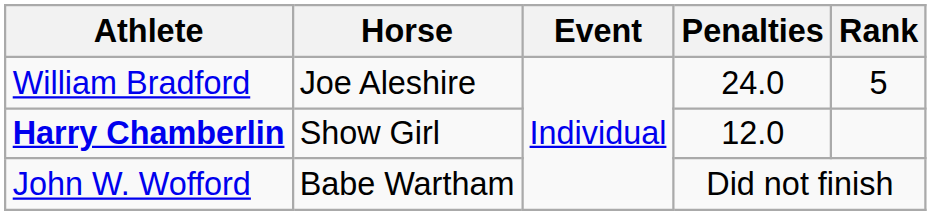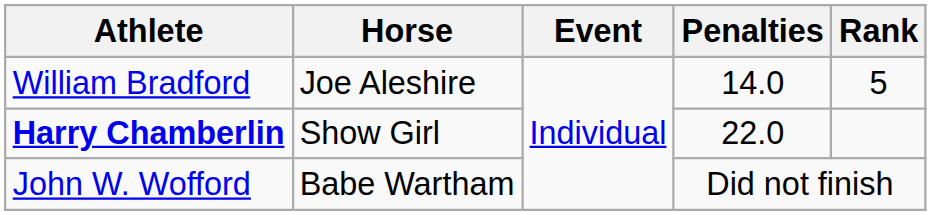(753, 82) 24.0 -> (753, 82) 14.0
(753, 133) 12.0 -> (753, 133) 22.0
